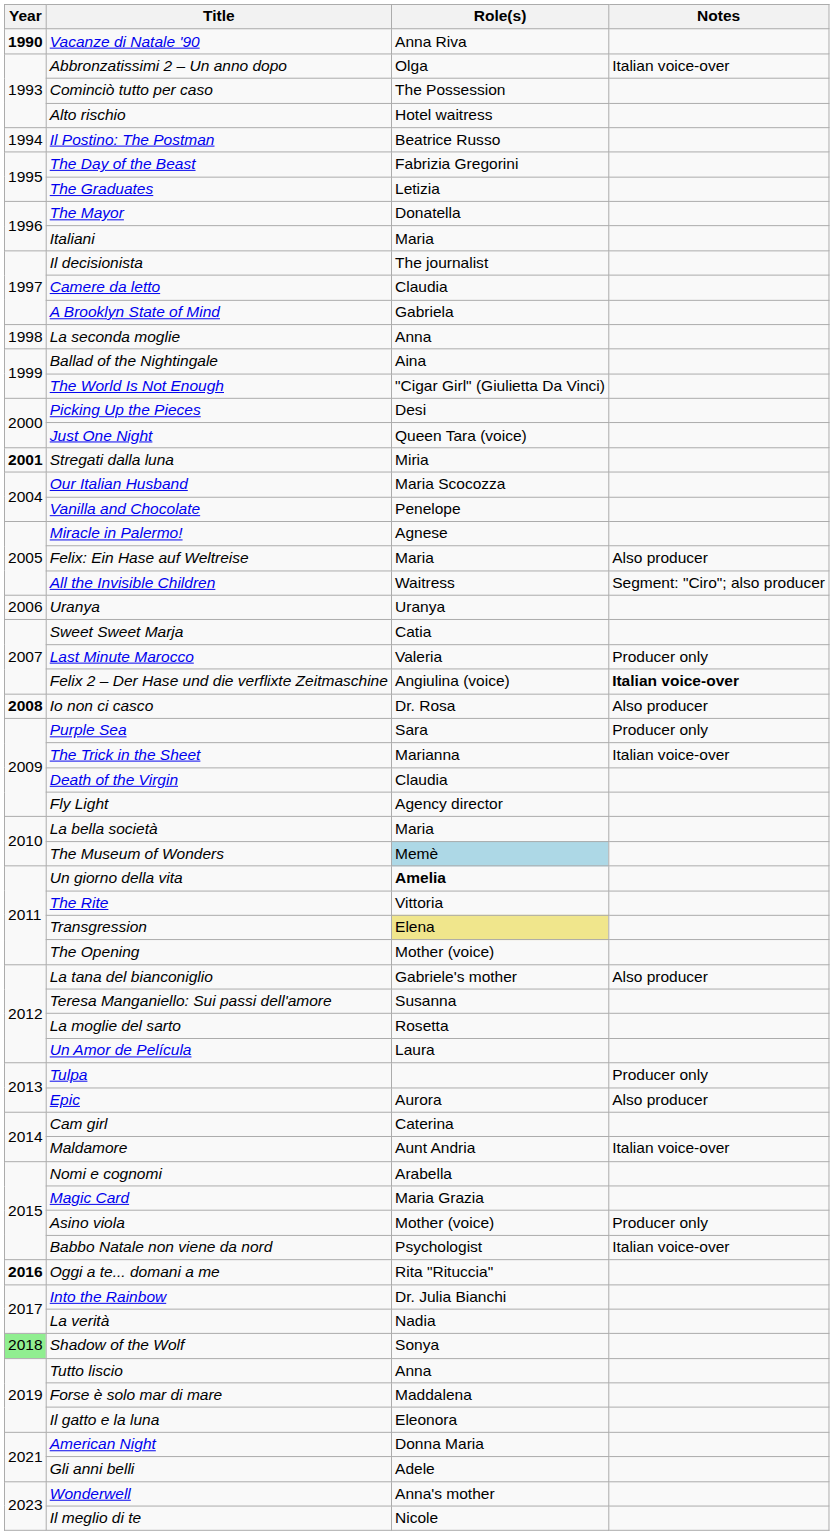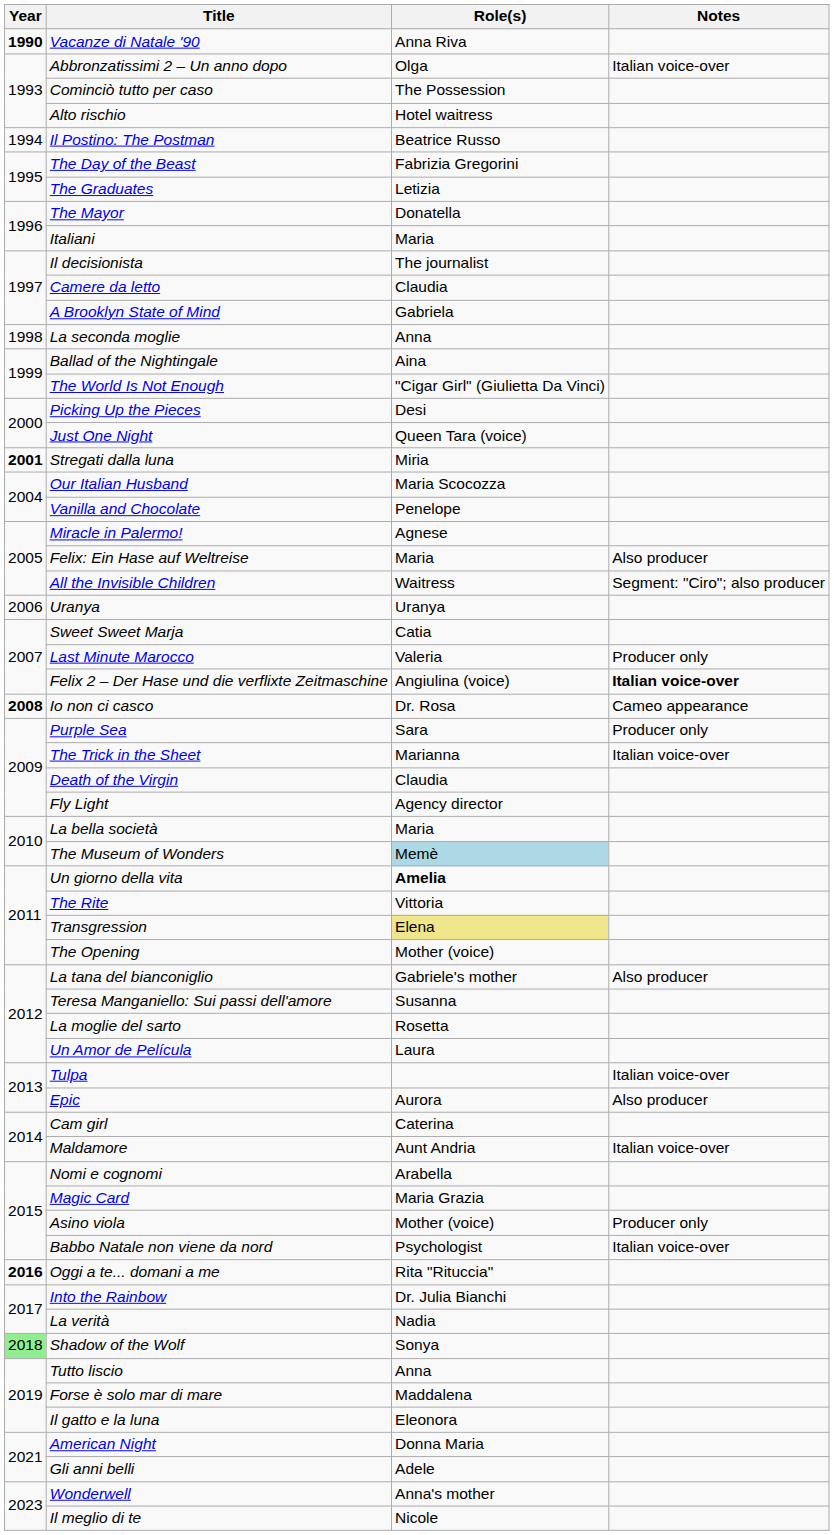(660, 705) Also producer -> (680, 705) Cameo appearance
(660, 1075) Producer only -> (671, 1075) Italian voice-over
